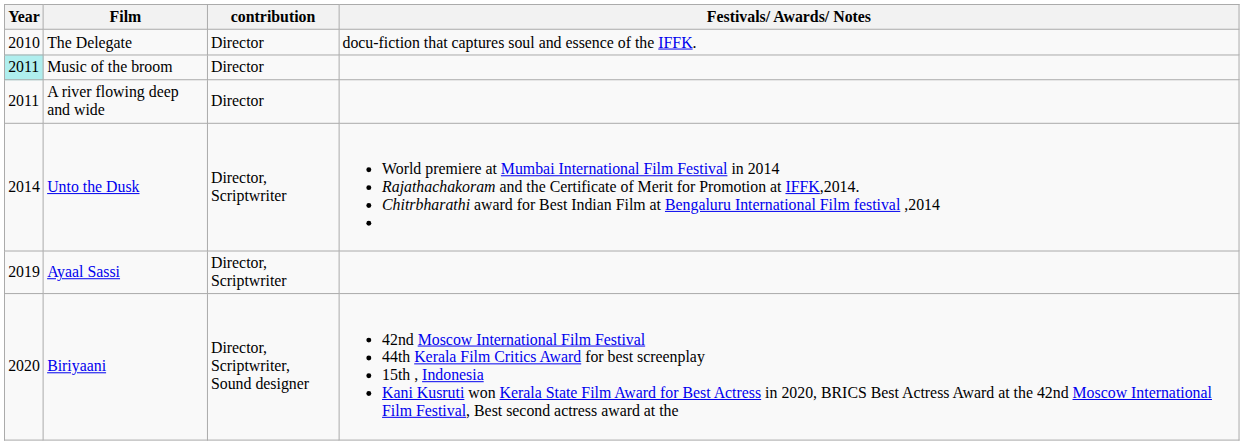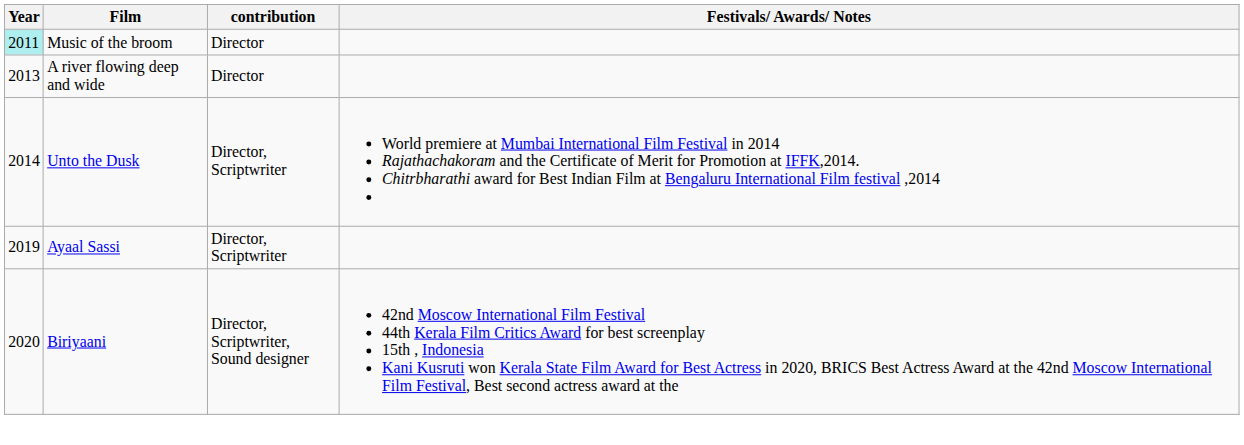- row: (90, 42)
(24, 101) 2011 -> (24, 76) 2013
